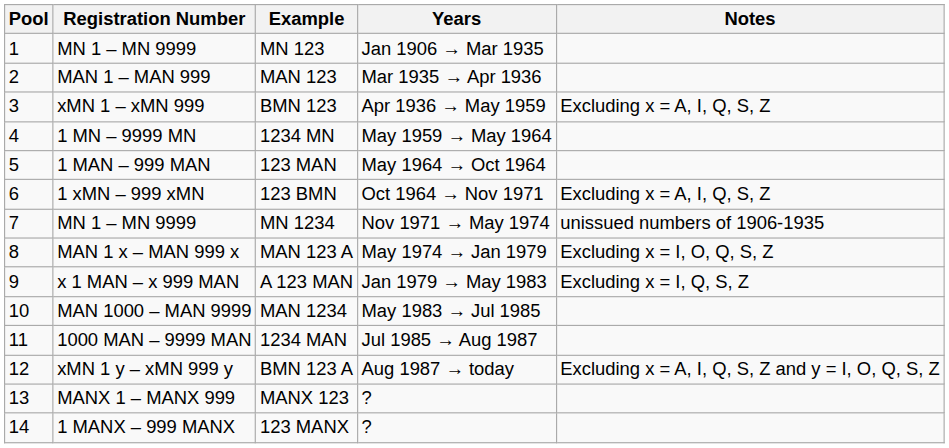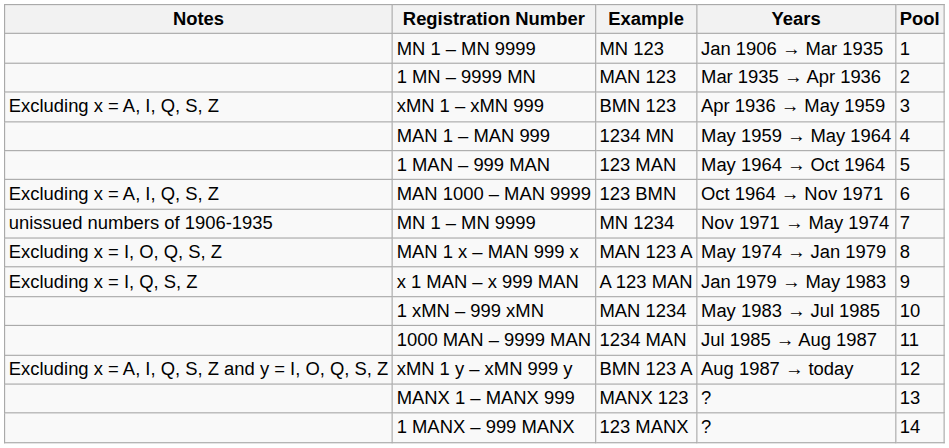columns swapped: (29, 19) <-> (750, 19)
(134, 77) MAN 1 – MAN 999 -> (466, 77) 1 MN – 9999 MN
(127, 135) 1 MN – 9999 MN -> (473, 135) MAN 1 – MAN 999
(131, 194) 1 xMN – 999 xMN -> (494, 194) MAN 1000 – MAN 9999
(154, 310) MAN 1000 – MAN 9999 -> (470, 310) 1 xMN – 999 xMN
